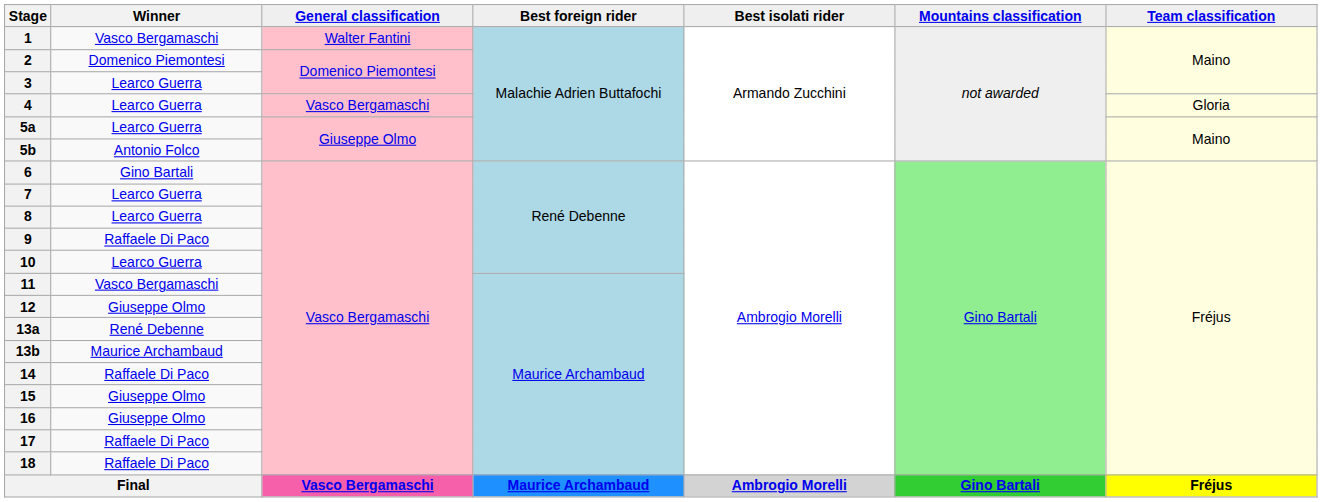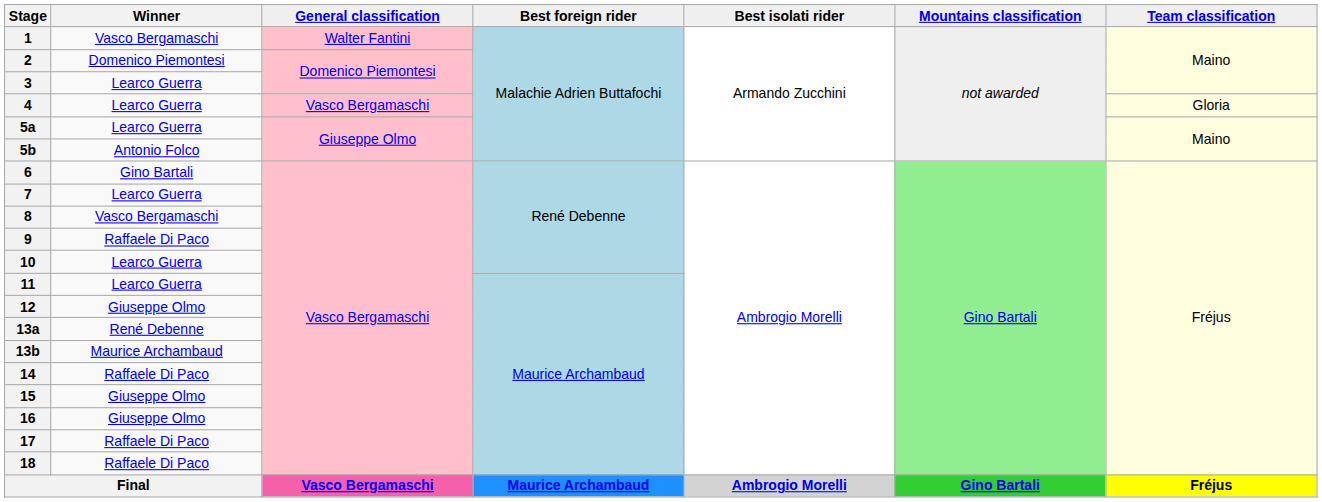(157, 217) Learco Guerra -> (157, 217) Vasco Bergamaschi
(157, 285) Vasco Bergamaschi -> (157, 285) Learco Guerra
